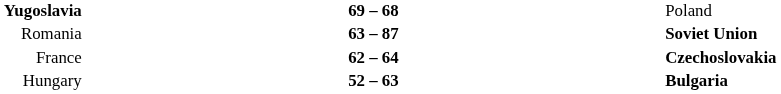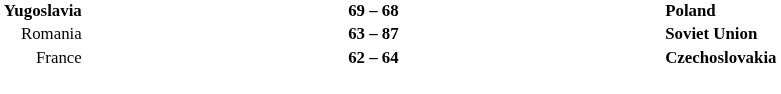(689, 10) normal -> (690, 10) bold
- row: (52, 80)
